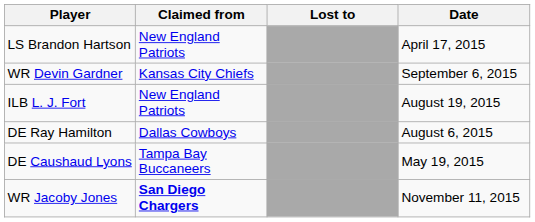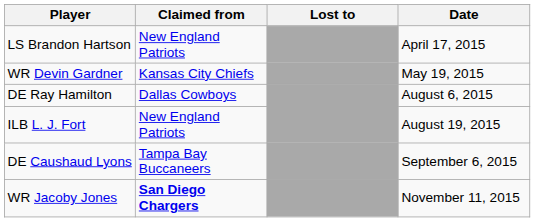(459, 73) September 6, 2015 -> (443, 73) May 19, 2015
rows swapped: (60, 132) <-> (46, 102)
(443, 161) May 19, 2015 -> (459, 161) September 6, 2015
